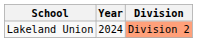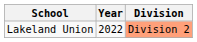(111, 30) 2024 -> (111, 30) 2022
